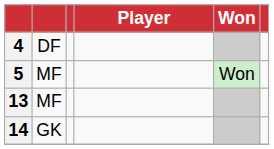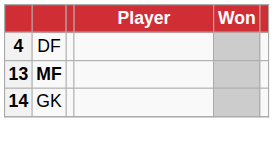- row: (18, 74)
(49, 102) normal -> (49, 74) bold
